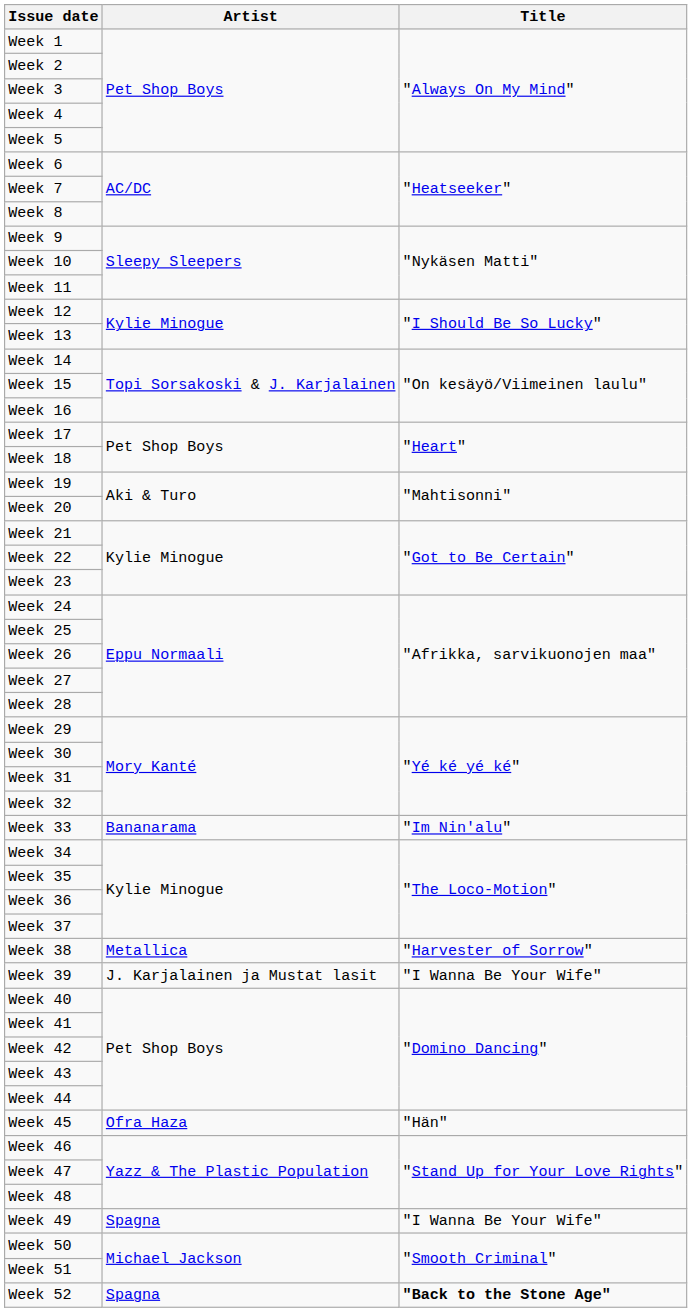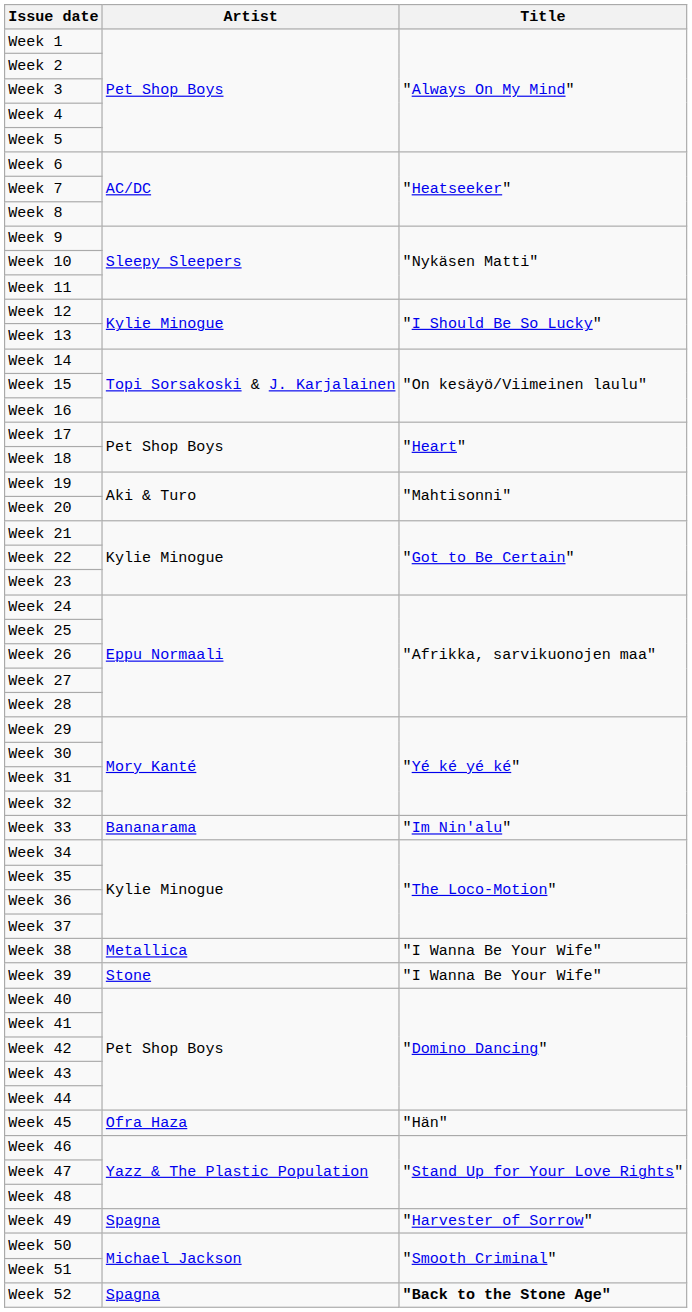(498, 951) "Harvester of Sorrow" -> (502, 951) "I Wanna Be Your Wife"
(242, 975) J. Karjalainen ja Mustat lasit -> (128, 975) Stone
(502, 1221) "I Wanna Be Your Wife" -> (498, 1221) "Harvester of Sorrow"
